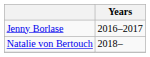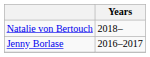rows swapped: (35, 28) <-> (50, 44)
